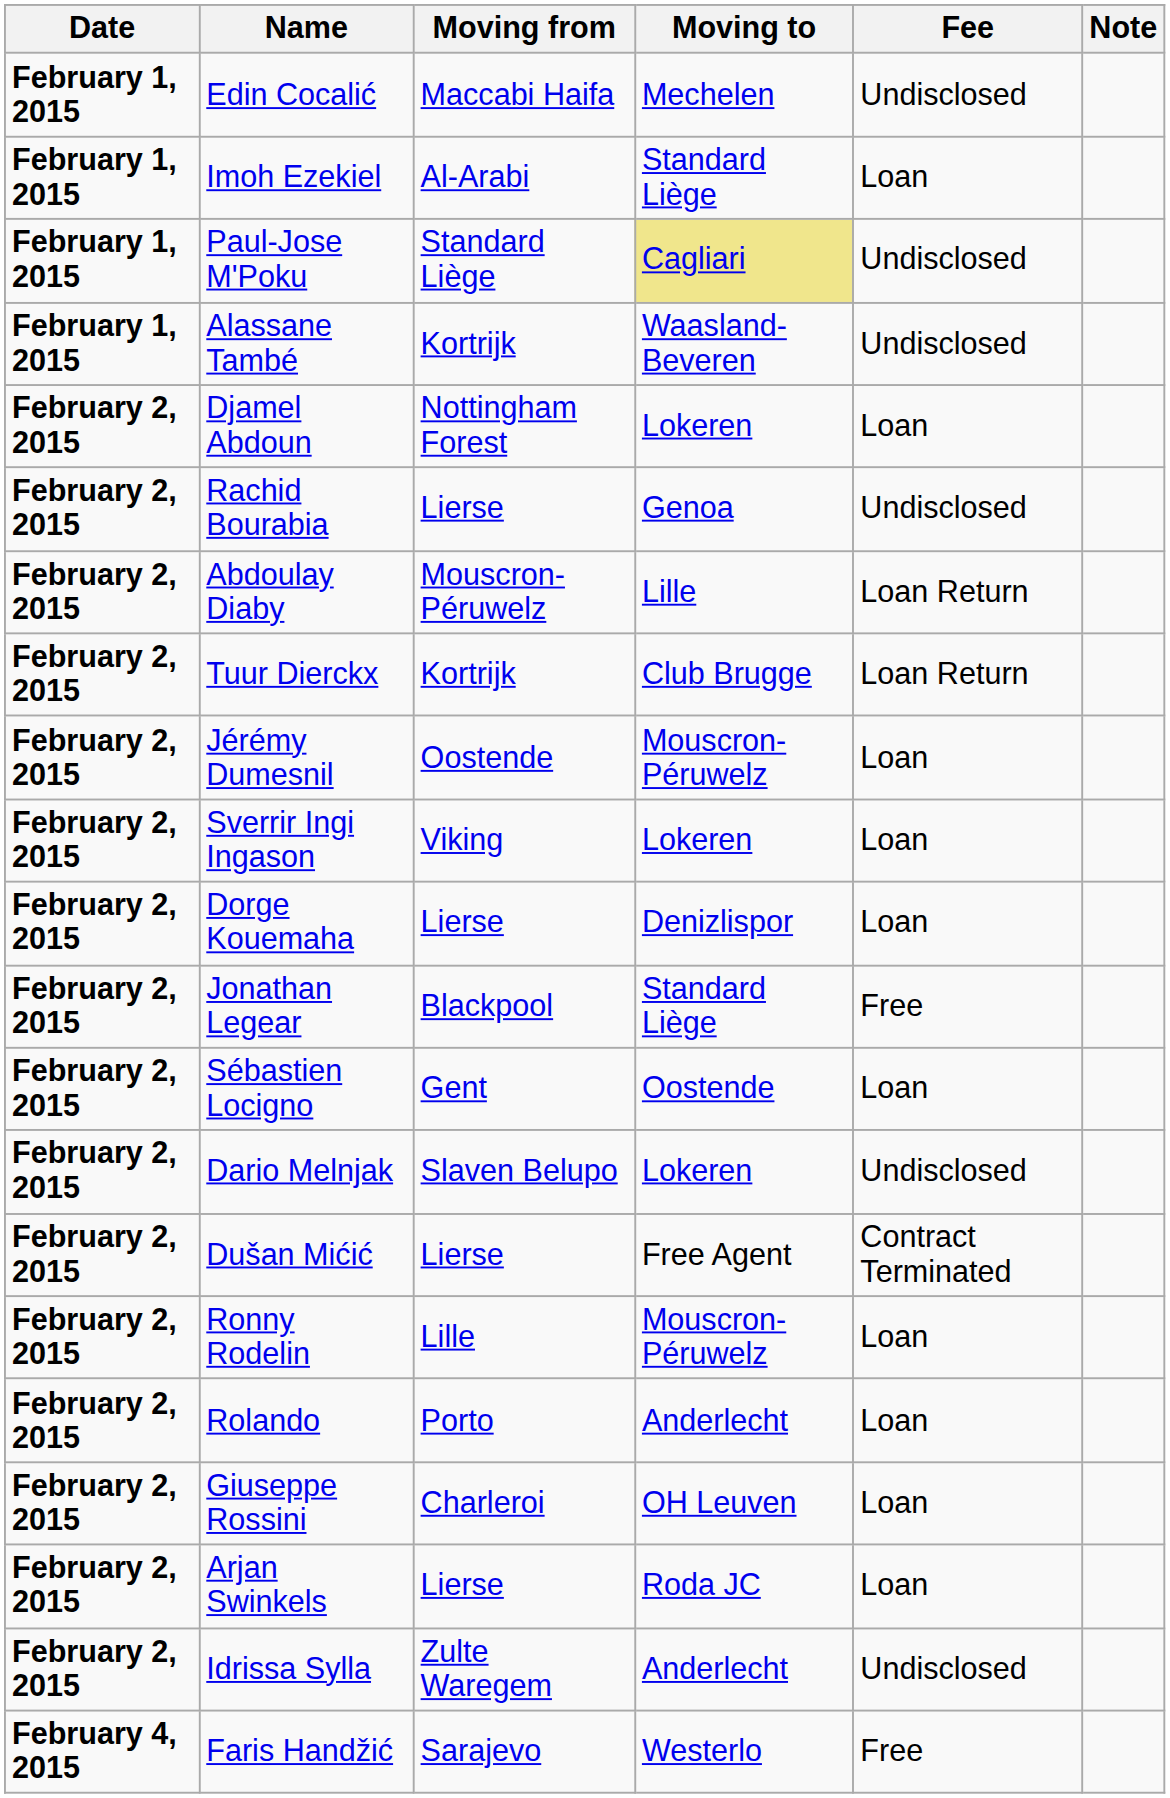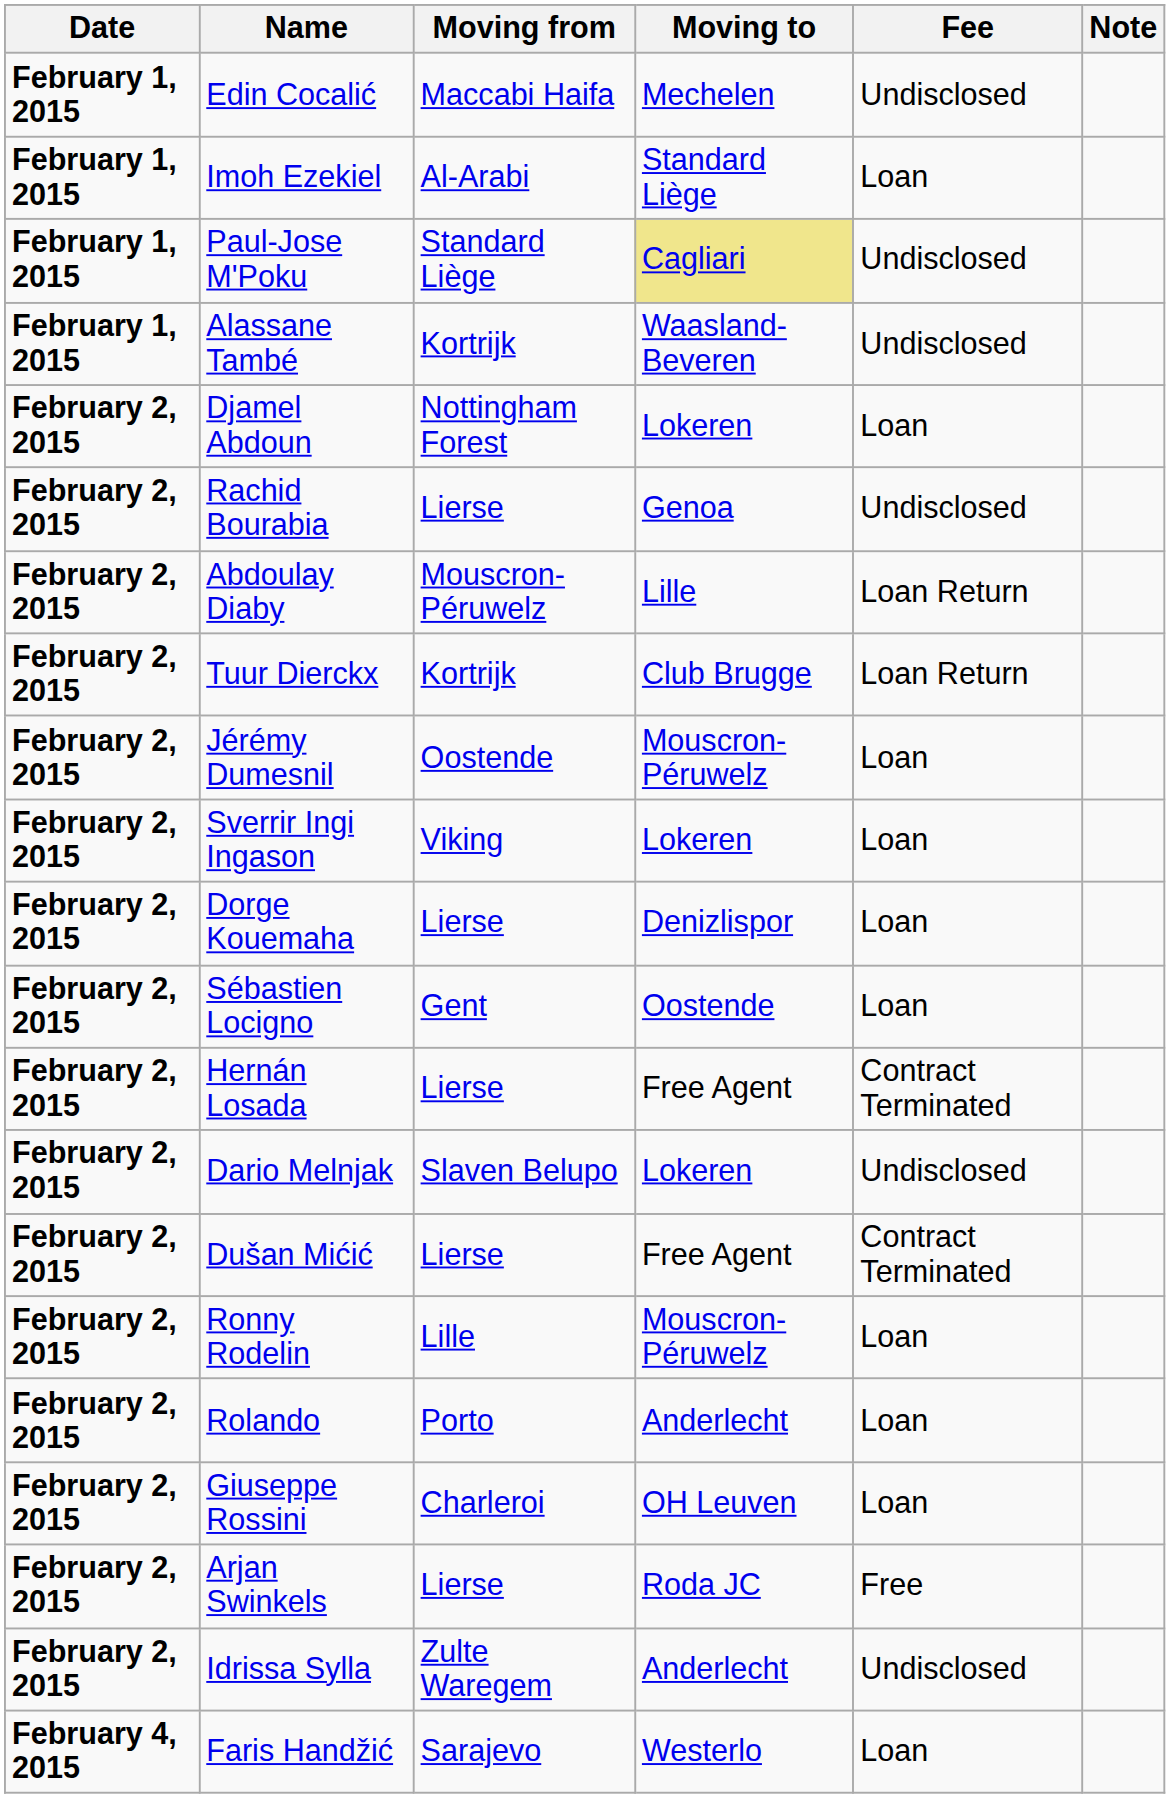- row: (269, 1005)
+ row: (256, 1088)
(894, 1585) Loan -> (892, 1585) Free
(892, 1751) Free -> (894, 1751) Loan
